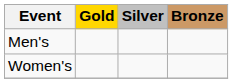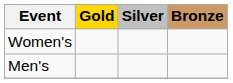rows swapped: (29, 41) <-> (40, 66)
